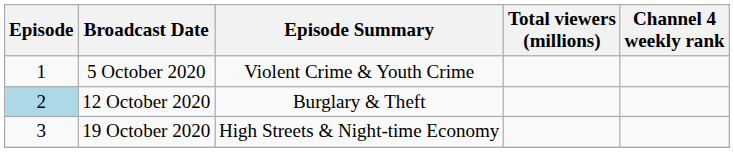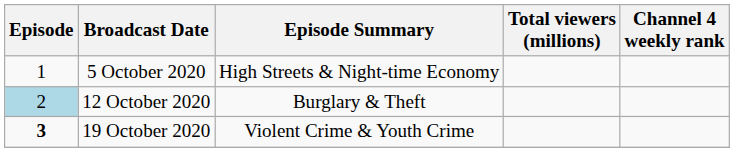(359, 71) Violent Crime & Youth Crime -> (359, 71) High Streets & Night-time Economy
(41, 131) normal -> (41, 131) bold
(359, 131) High Streets & Night-time Economy -> (359, 131) Violent Crime & Youth Crime
